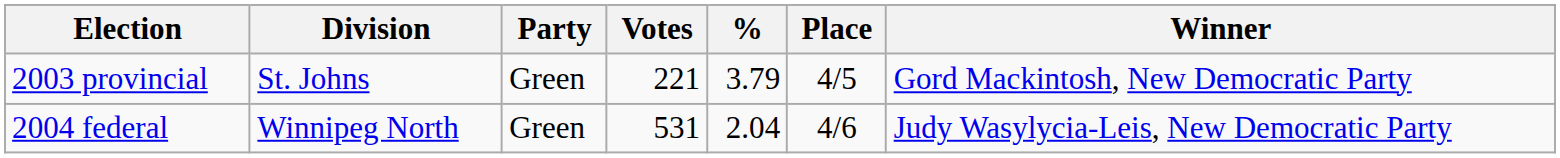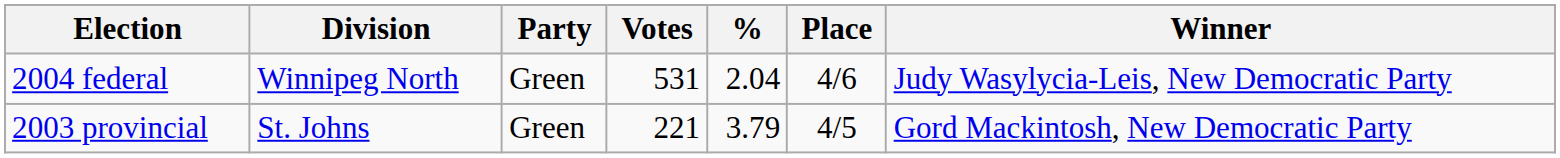rows swapped: (110, 78) <-> (90, 127)
